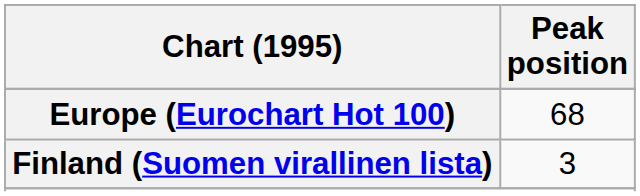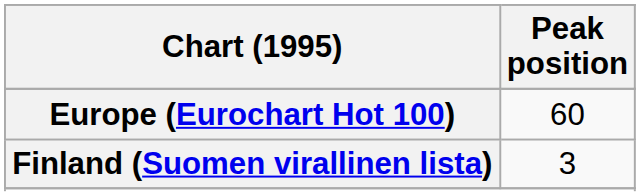(567, 113) 68 -> (567, 113) 60
